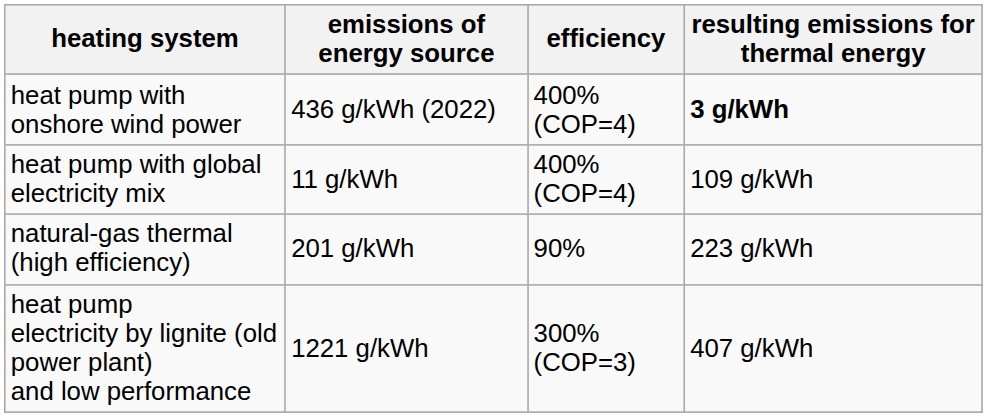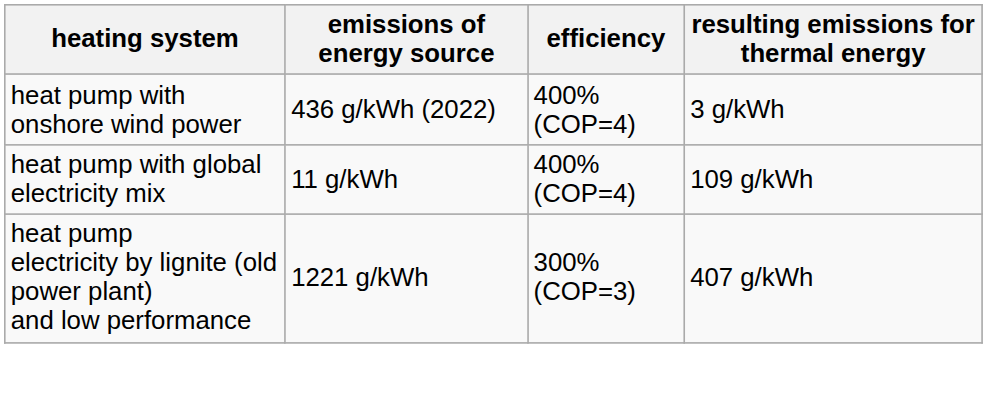(740, 109) bold -> (737, 109) normal
- row: (122, 248)
